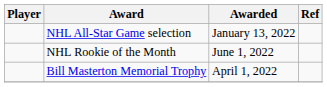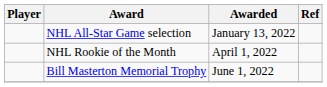(243, 52) June 1, 2022 -> (245, 52) April 1, 2022
(245, 71) April 1, 2022 -> (243, 71) June 1, 2022
